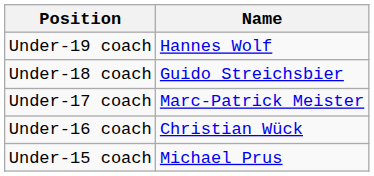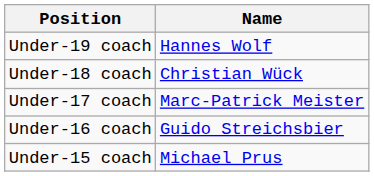(252, 74) Guido Streichsbier -> (231, 74) Christian Wück
(231, 130) Christian Wück -> (252, 130) Guido Streichsbier
